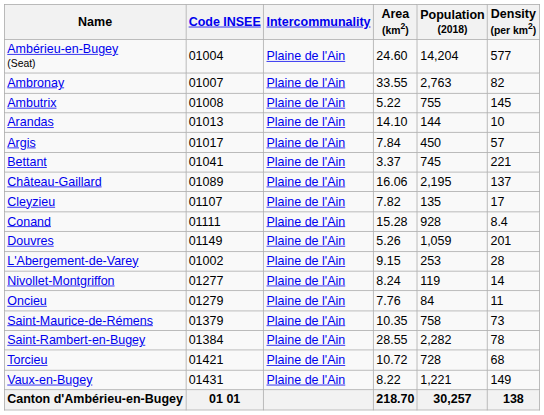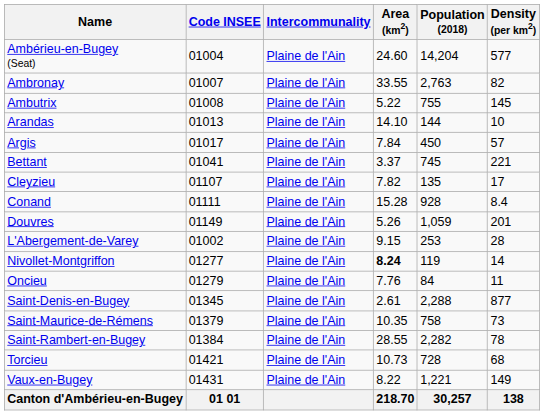- row: (54, 182)
(388, 281) normal -> (388, 261) bold
+ row: (68, 300)
(392, 360) 10.72 -> (392, 360) 10.73
